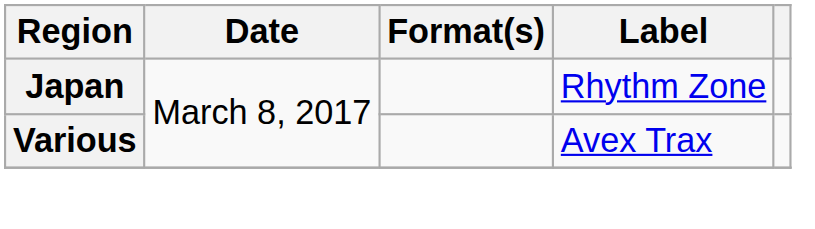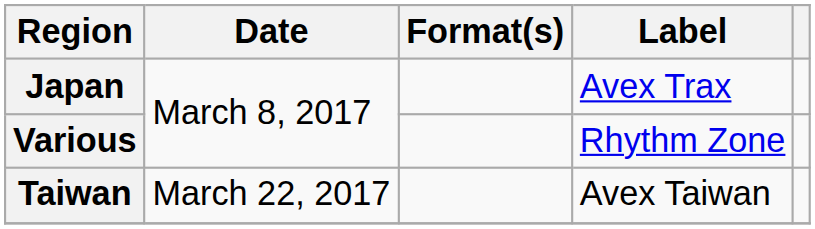(664, 85) Rhythm Zone -> (656, 85) Avex Trax
(637, 140) Avex Trax -> (683, 140) Rhythm Zone
+ row: (75, 194)
